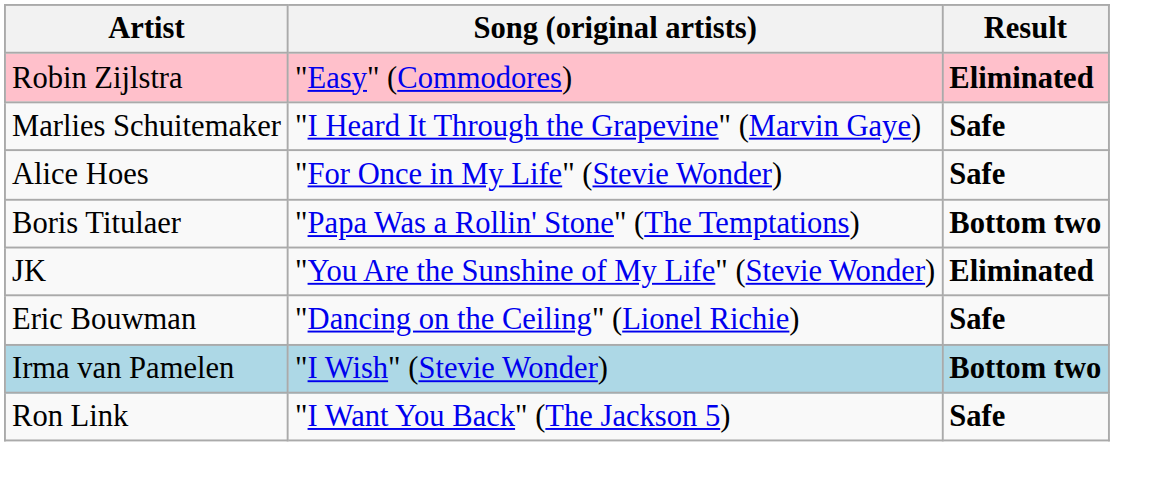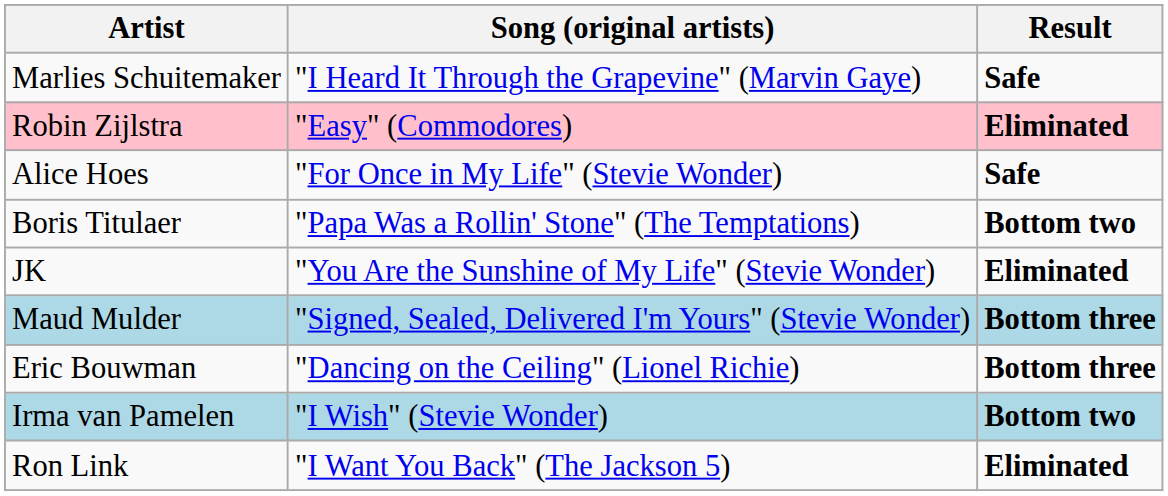rows swapped: (147, 125) <-> (97, 77)
+ row: (96, 319)
(977, 319) Safe -> (1070, 367) Bottom three
(977, 416) Safe -> (1056, 464) Eliminated
